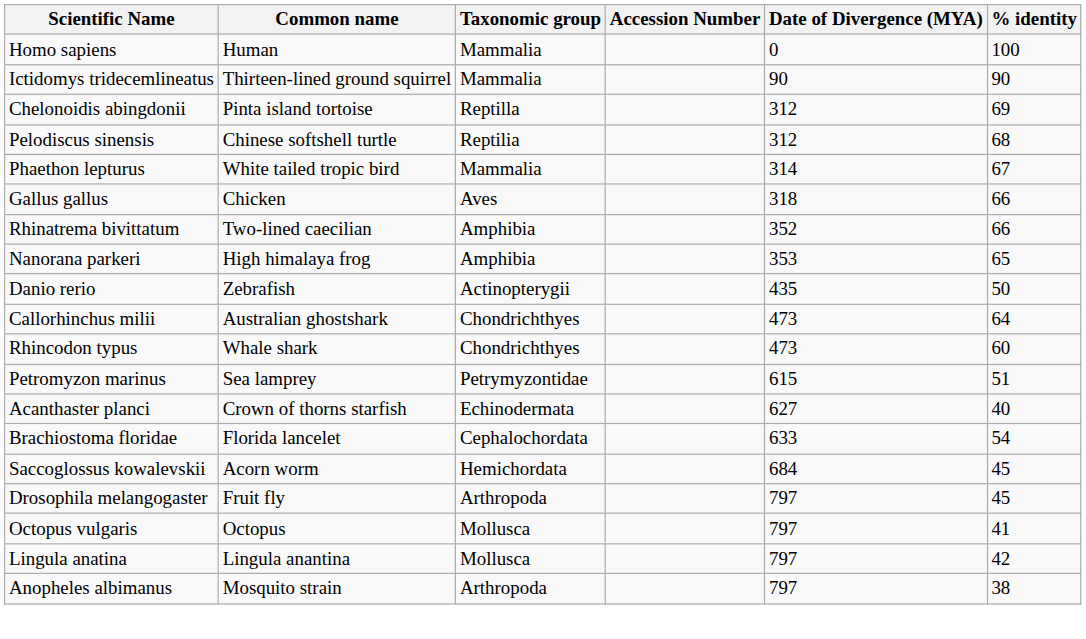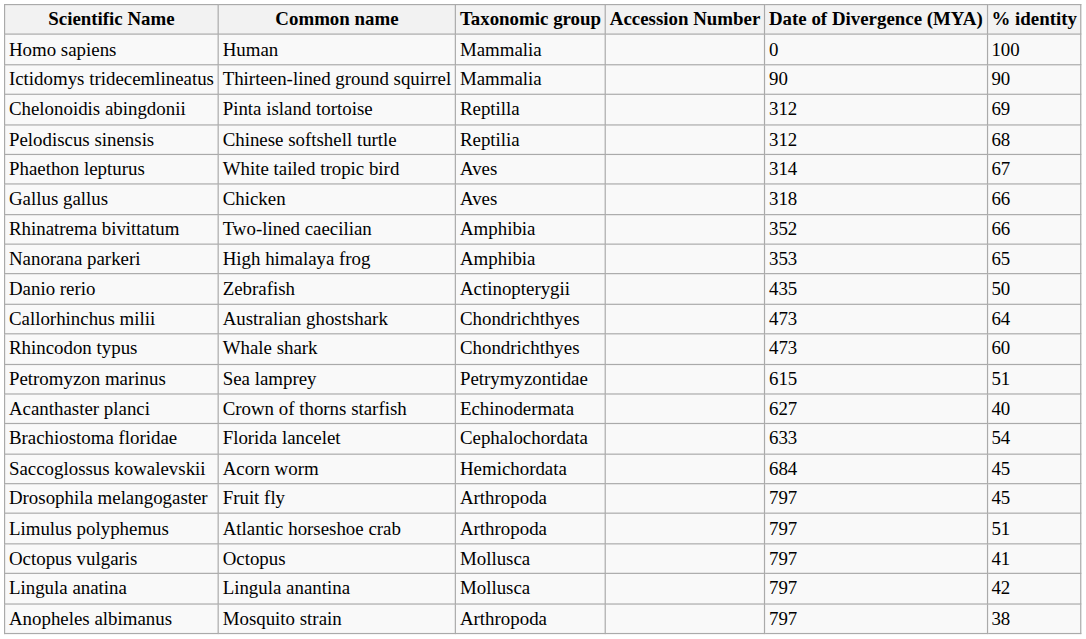(501, 169) Mammalia -> (479, 169) Aves
+ row: (89, 528)
